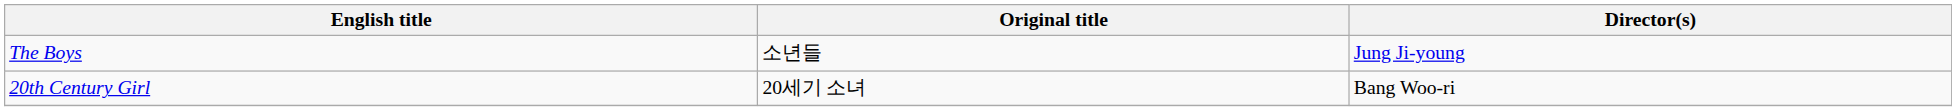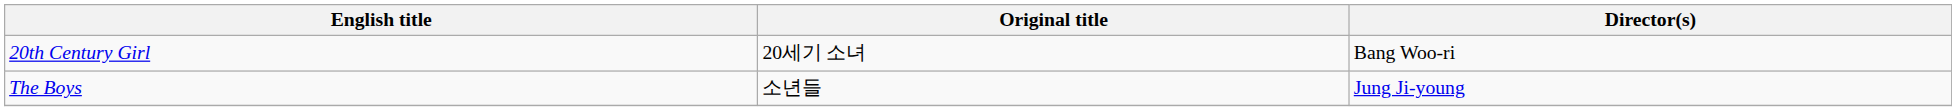rows swapped: (80, 88) <-> (46, 53)
